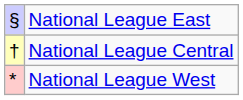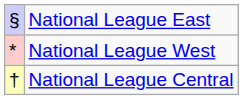rows swapped: (131, 50) <-> (122, 80)
